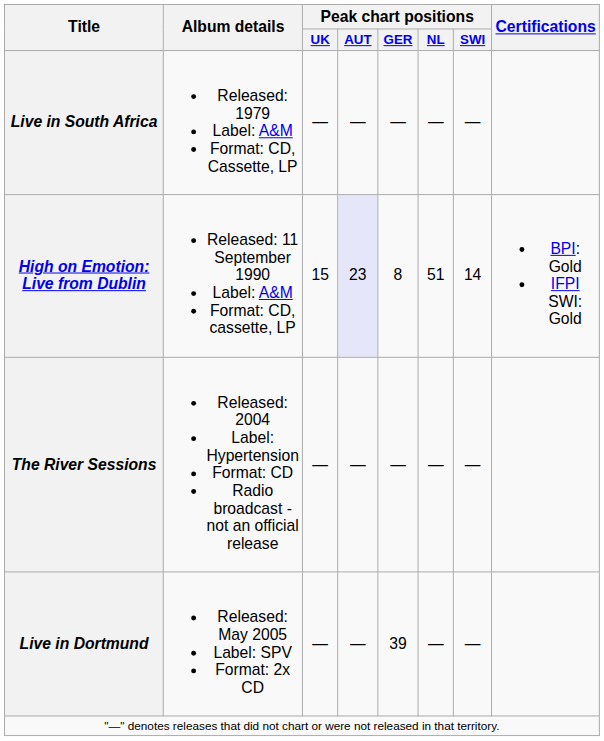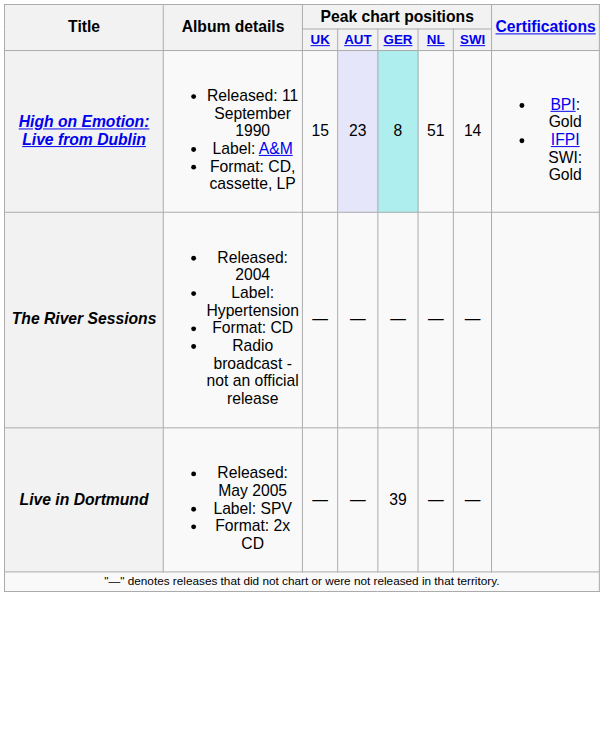- row: (84, 122)
(398, 275) no background -> (398, 131) paleturquoise background
